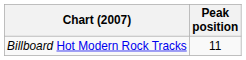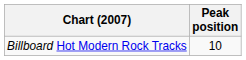(215, 45) 11 -> (215, 45) 10
